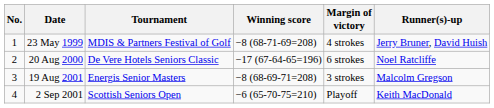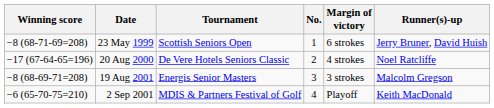columns swapped: (14, 19) <-> (279, 19)
(159, 43) MDIS & Partners Festival of Golf -> (205, 43) Scottish Seniors Open
(345, 43) 4 strokes -> (345, 43) 6 strokes
(345, 60) 6 strokes -> (345, 60) 4 strokes
(134, 94) Scottish Seniors Open -> (230, 94) MDIS & Partners Festival of Golf
